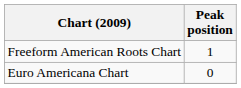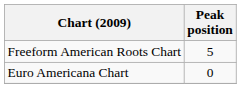(210, 51) 1 -> (210, 51) 5
